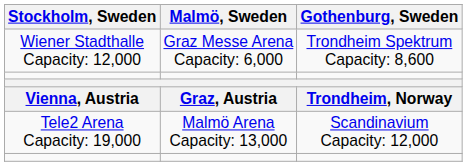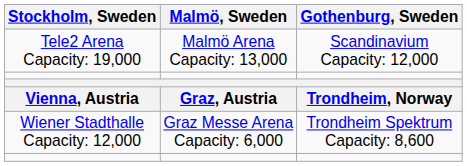rows swapped: (82, 132) <-> (82, 50)
